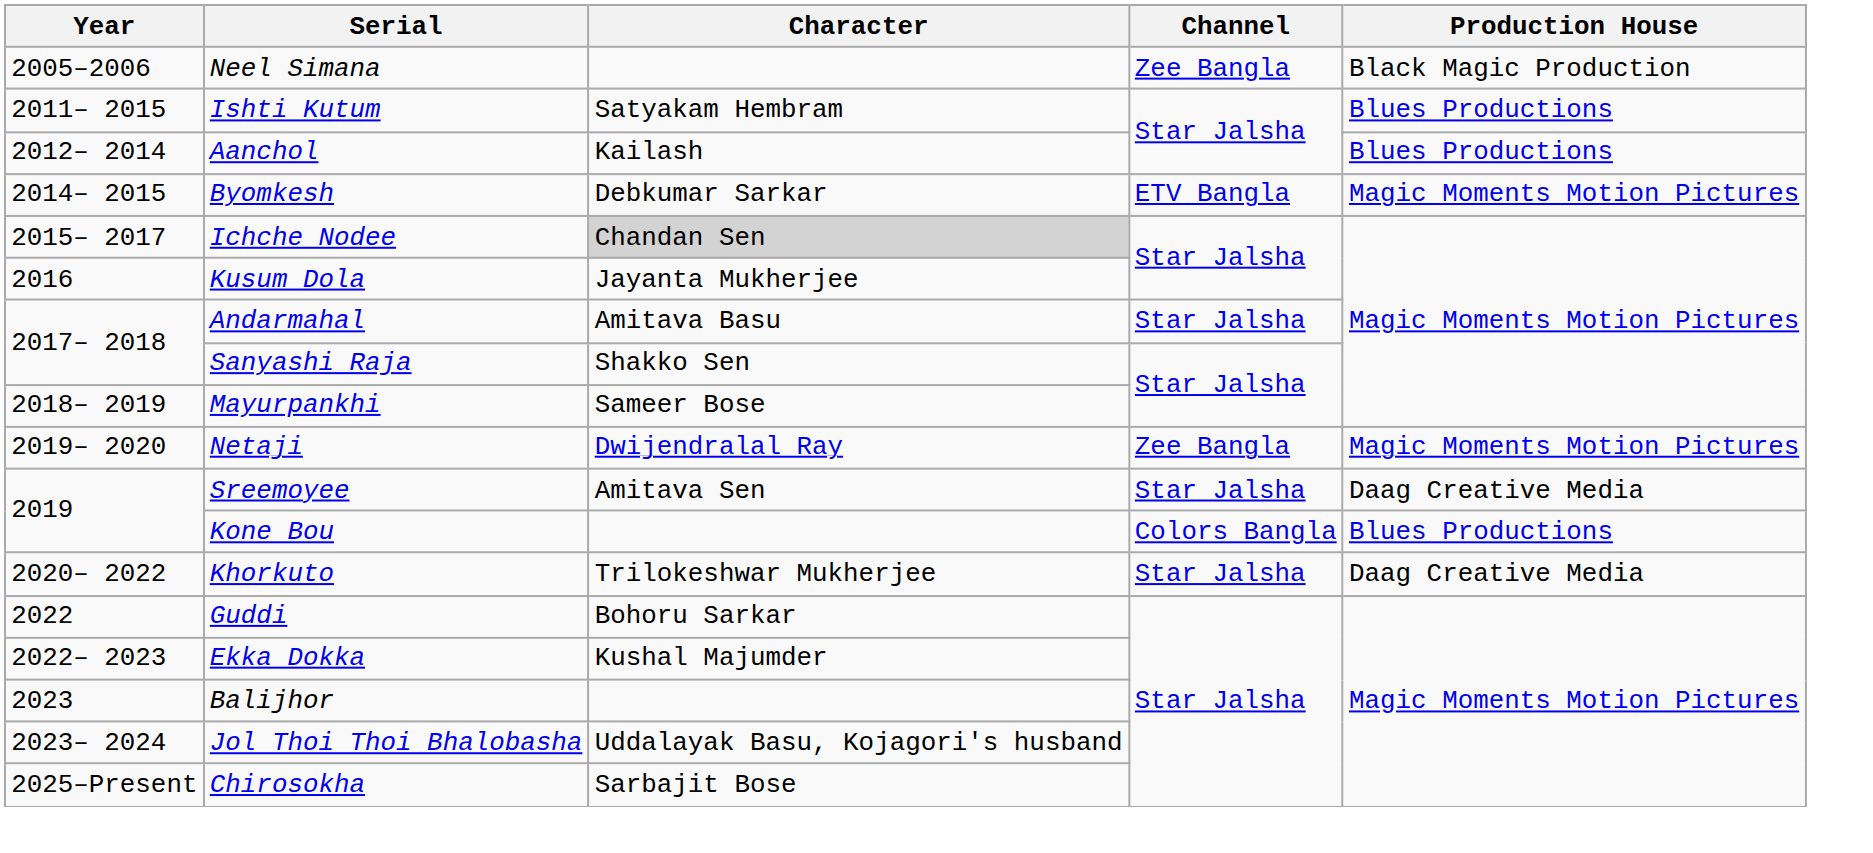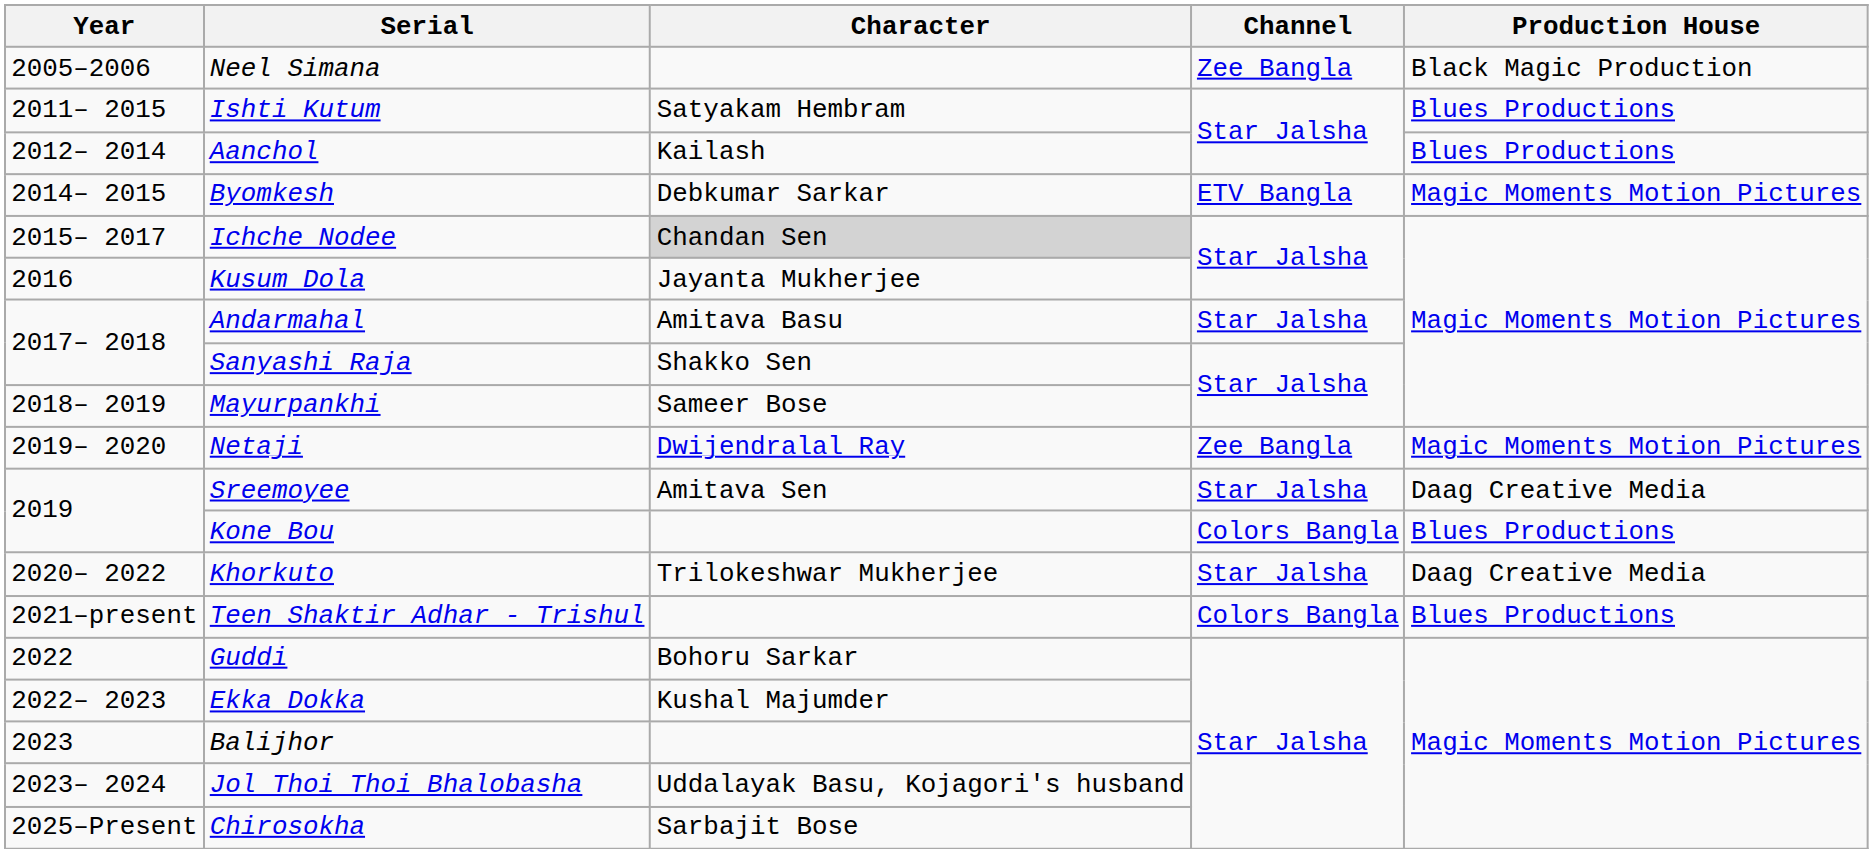+ row: (427, 616)
